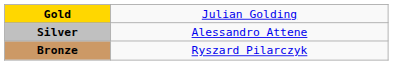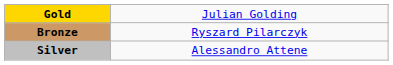rows swapped: (57, 32) <-> (57, 51)
